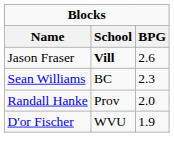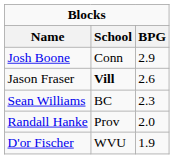+ row: (39, 57)
